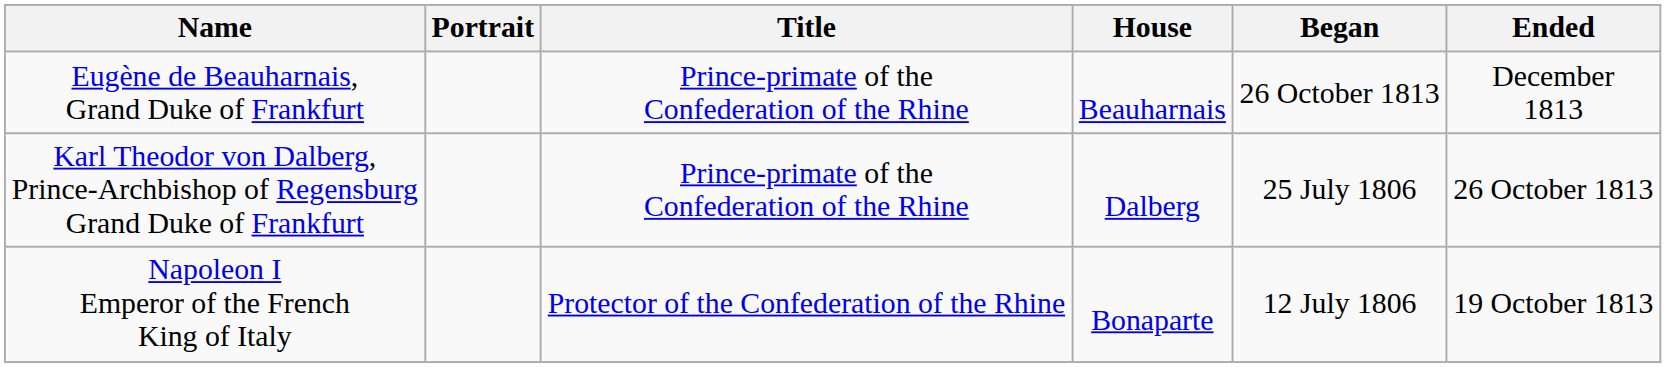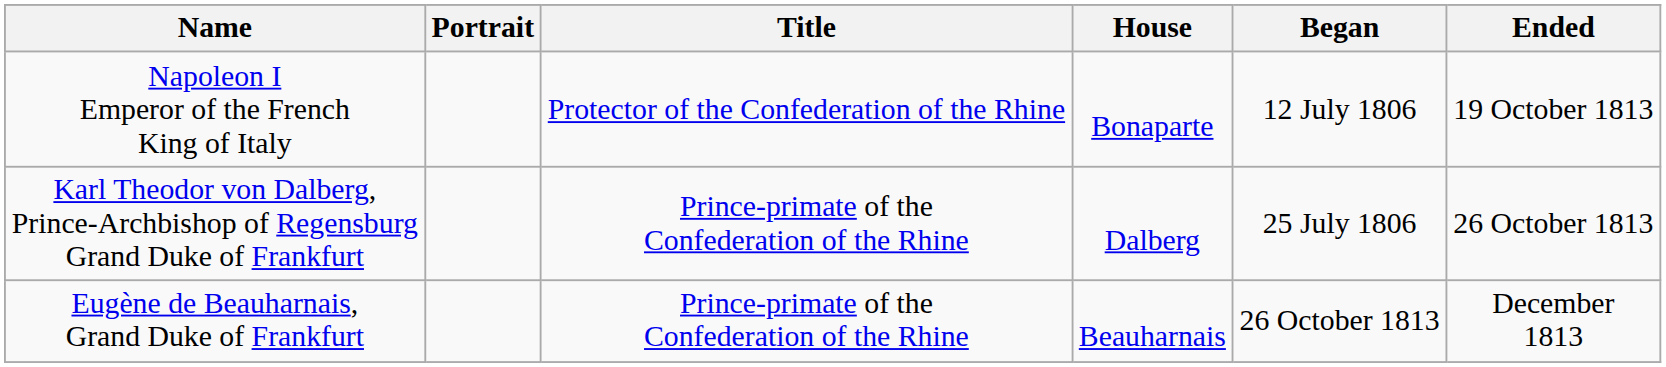rows swapped: (215, 303) <-> (215, 92)
